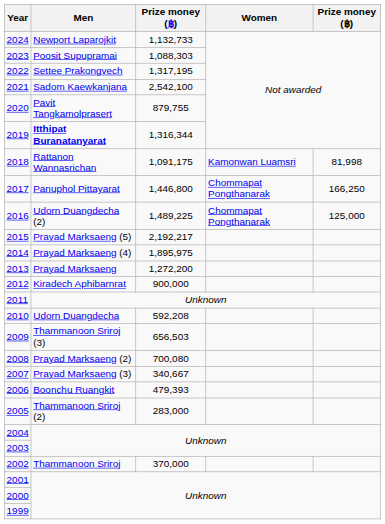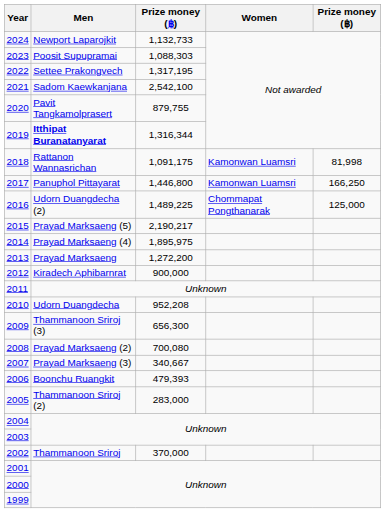(239, 189) Chommapat Pongthanarak -> (252, 183) Kamonwan Luamsri
(171, 237) 2,192,217 -> (171, 226) 2,190,217
(171, 315) 592,208 -> (171, 304) 952,208
(171, 337) 656,503 -> (171, 326) 656,300
